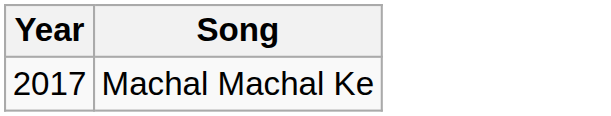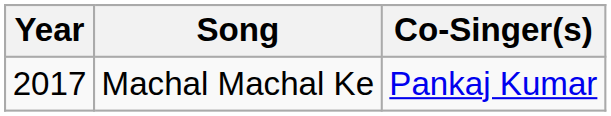+ column: (493, 30)
